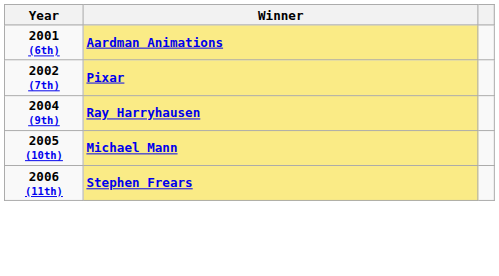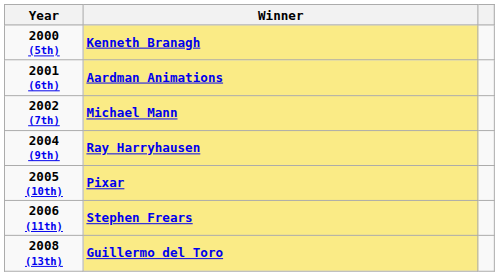+ row: (44, 43)
(105, 78) Pixar -> (132, 113) Michael Mann
(132, 148) Michael Mann -> (105, 183) Pixar
+ row: (44, 253)
